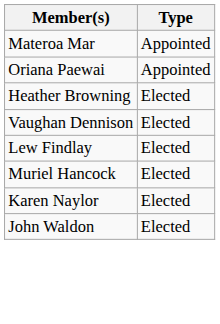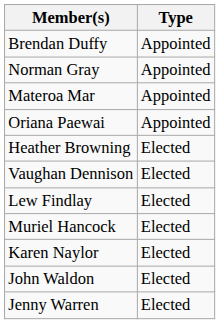+ row: (58, 43)
+ row: (54, 69)
+ row: (53, 305)
